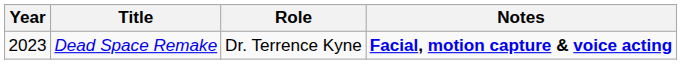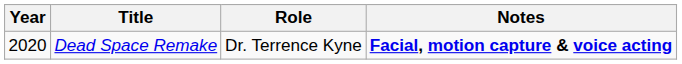(28, 45) 2023 -> (28, 45) 2020
